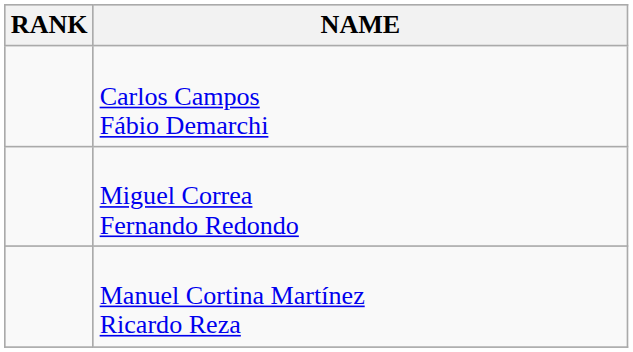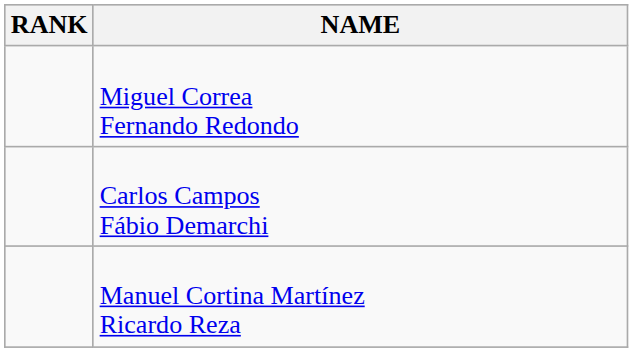rows swapped: (184, 110) <-> (199, 210)
